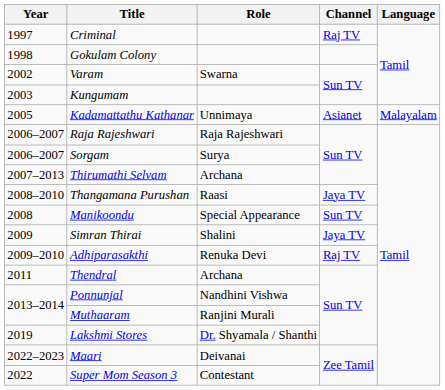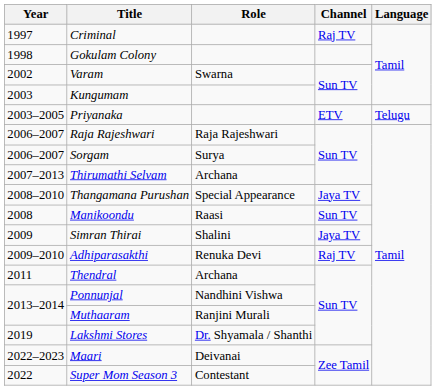+ row: (96, 114)
- row: (132, 114)
(214, 194) Raasi -> (245, 194) Special Appearance
(250, 214) Special Appearance -> (209, 214) Raasi
